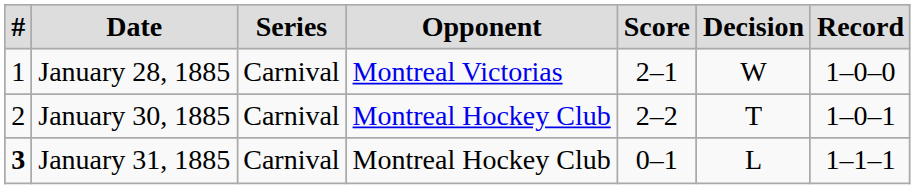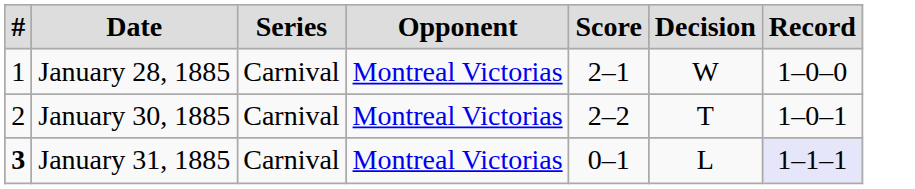(482, 115) Montreal Hockey Club -> (458, 115) Montreal Victorias
(482, 159) Montreal Hockey Club -> (458, 159) Montreal Victorias
(860, 159) no background -> (812, 159) lavender background
